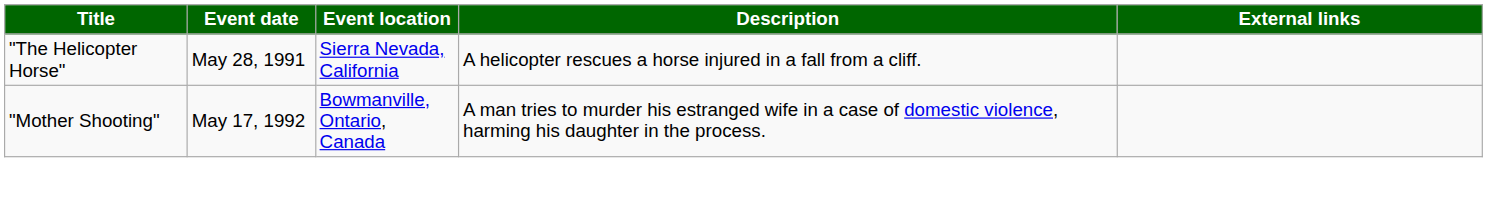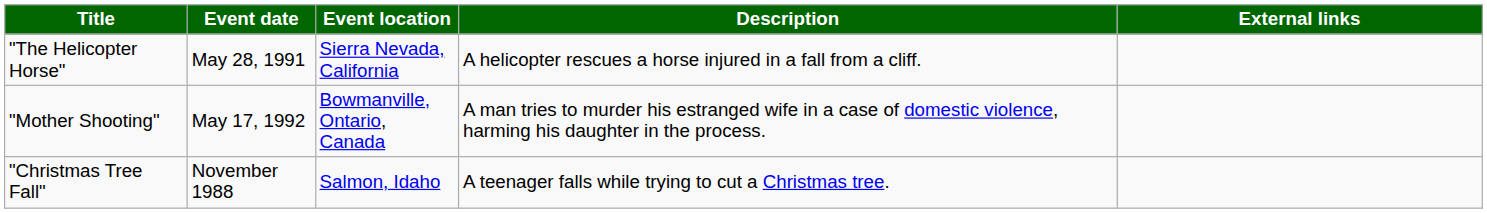+ row: (76, 182)
